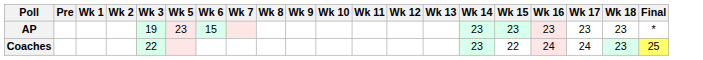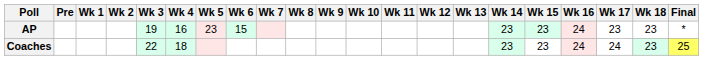+ column: (181, 13)
(549, 30) 23 -> (579, 30) 24
(513, 47) 22 -> (543, 47) 23
